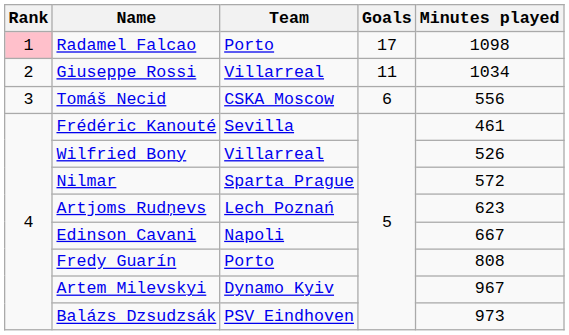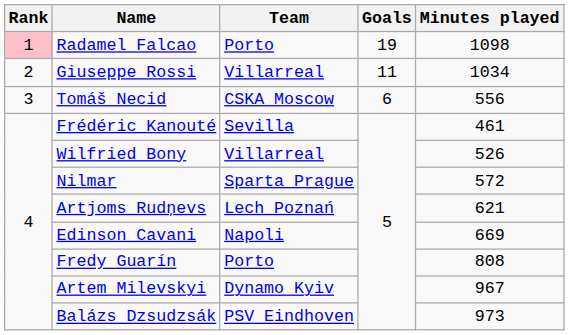(387, 45) 17 -> (387, 45) 19
(490, 208) 623 -> (490, 208) 621
(490, 235) 667 -> (490, 235) 669
